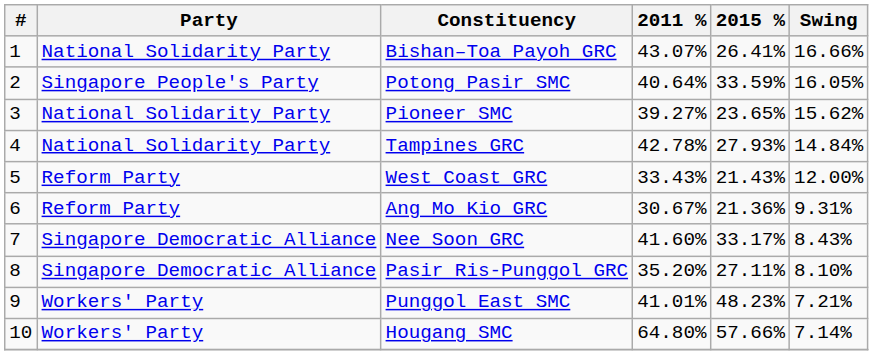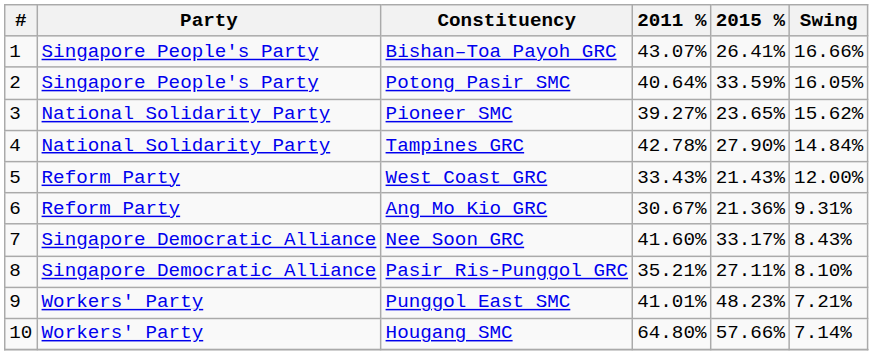(186, 52) National Solidarity Party -> (180, 52) Singapore People's Party
(750, 146) 27.93% -> (750, 146) 27.90%
(672, 271) 35.20% -> (672, 271) 35.21%
